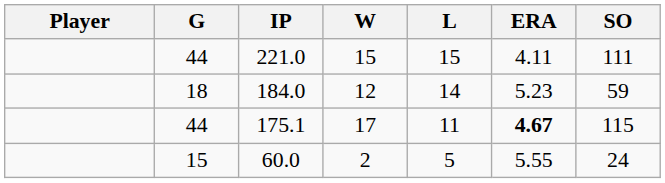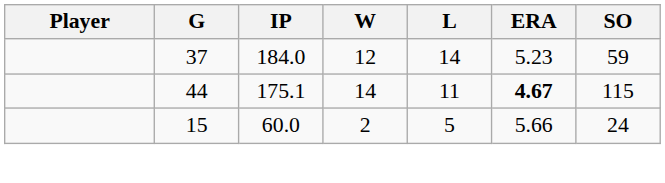- row: (281, 56)
(197, 90) 18 -> (197, 56) 37
(365, 125) 17 -> (365, 90) 14
(534, 159) 5.55 -> (534, 125) 5.66
